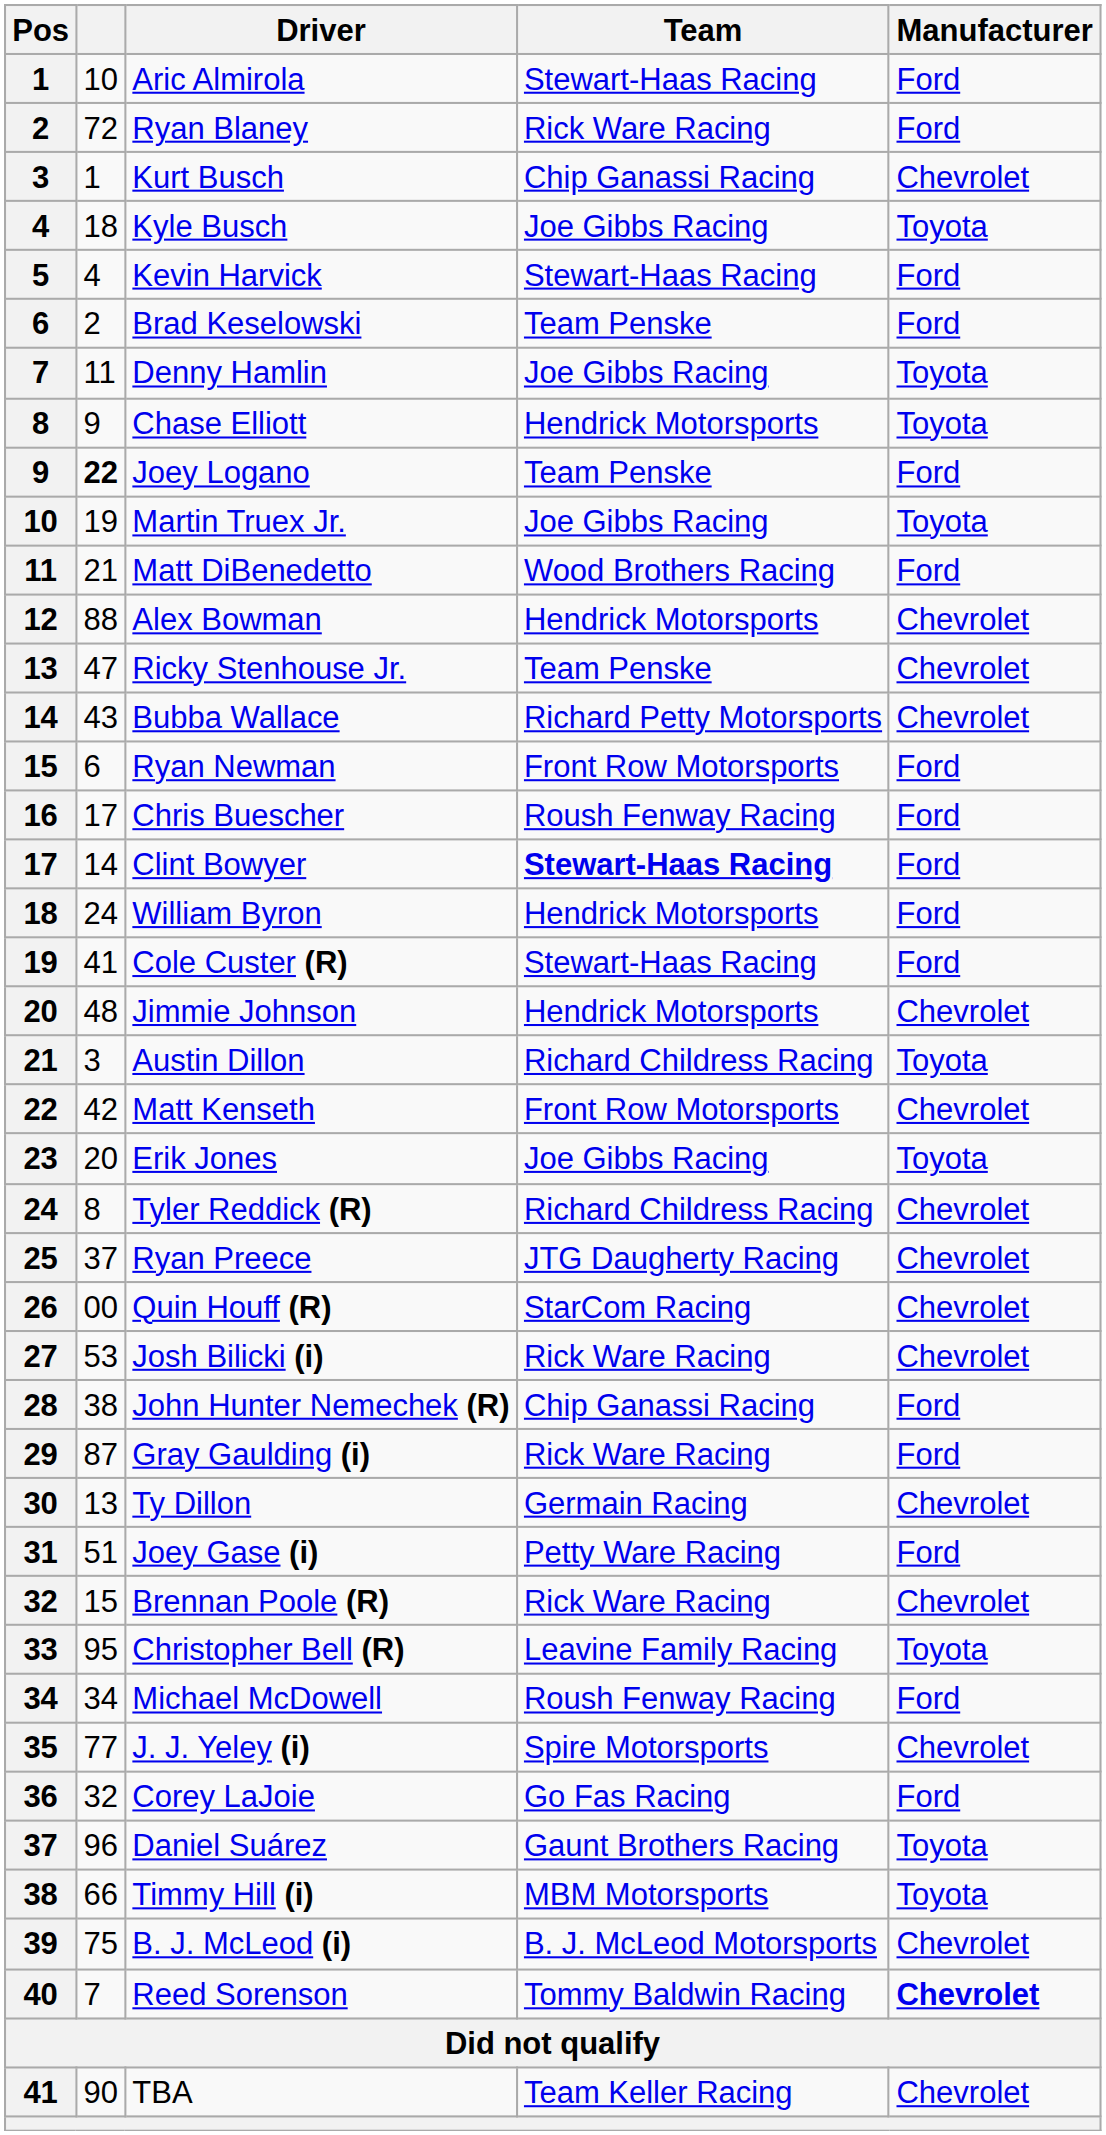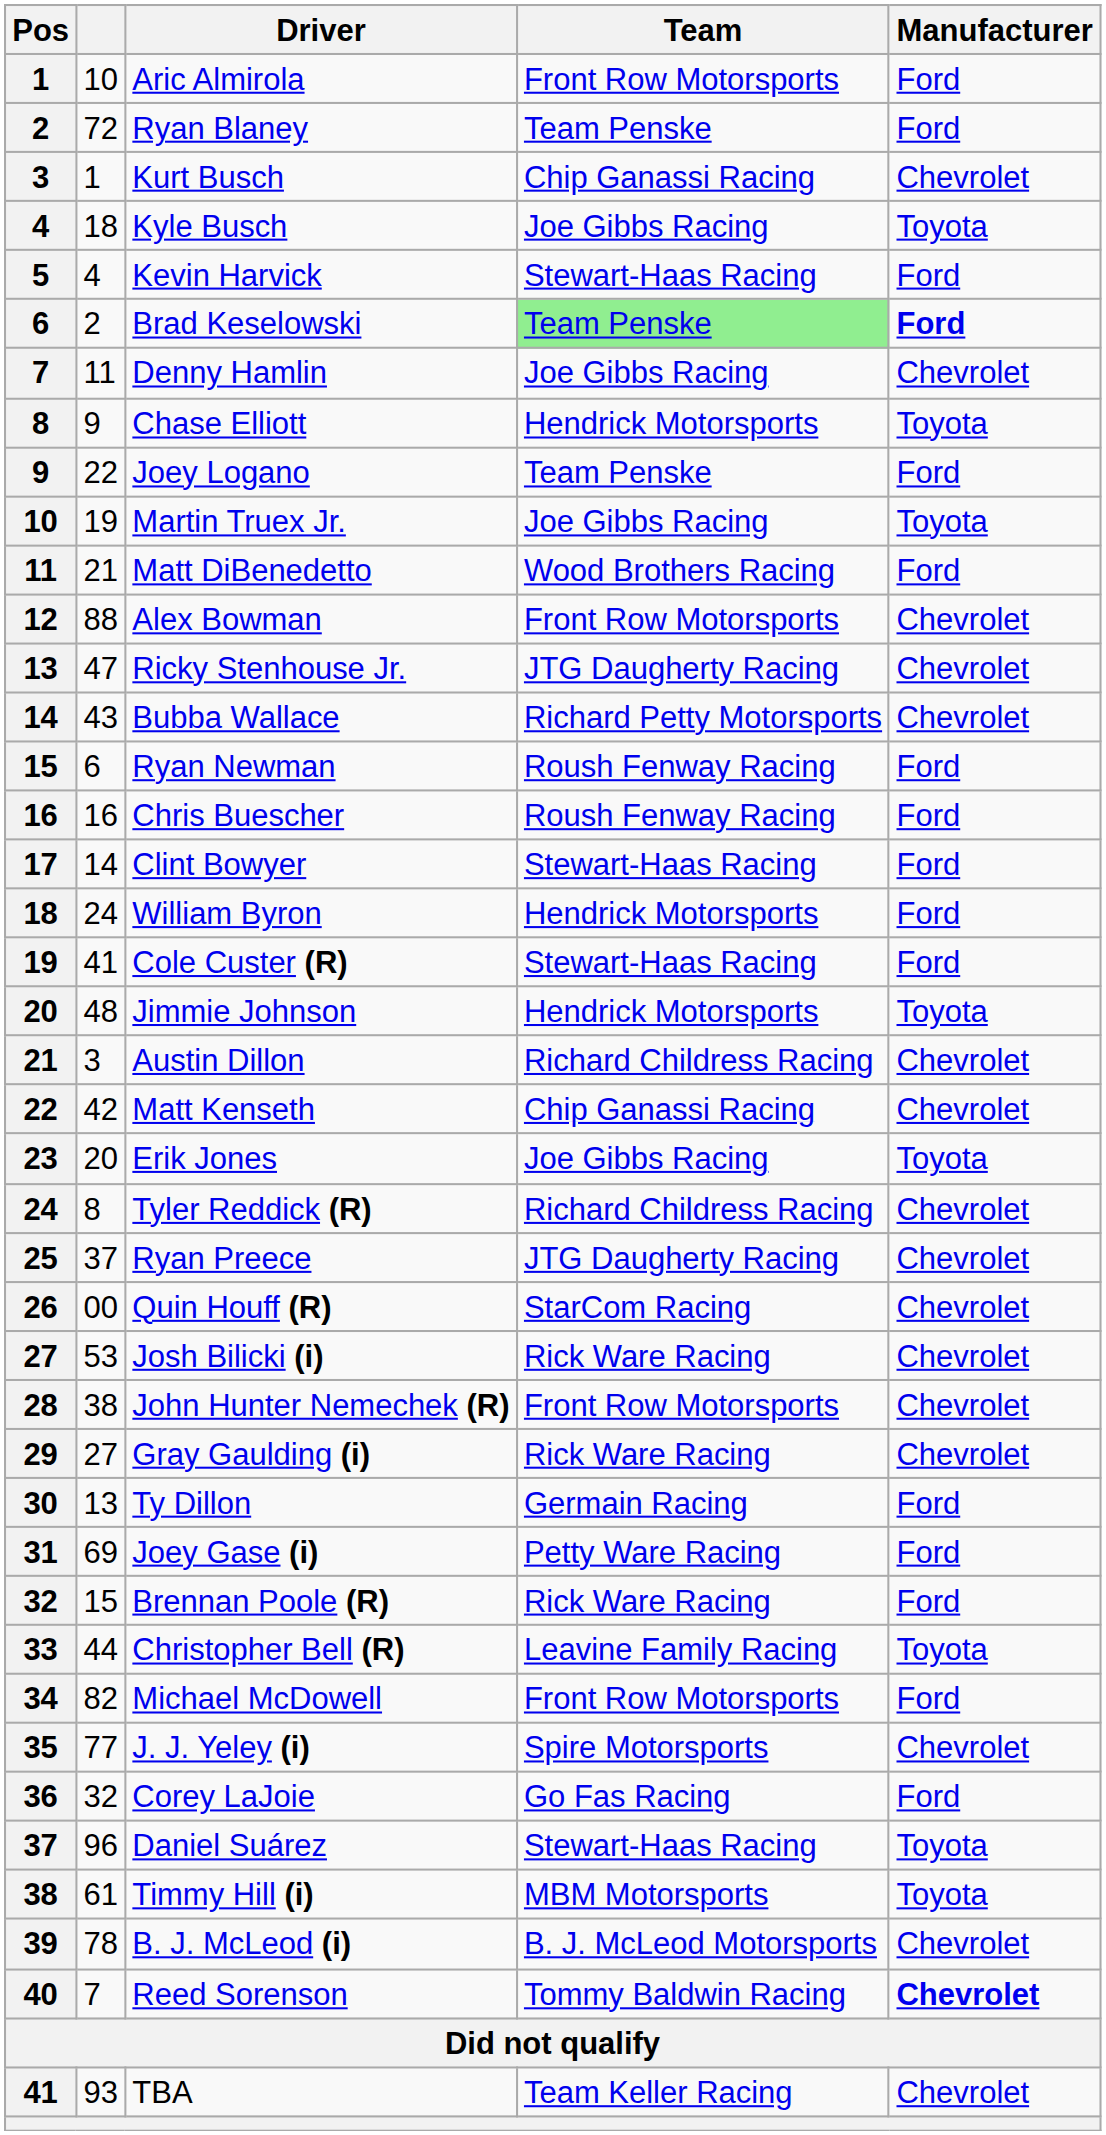(670, 79) Stewart-Haas Racing -> (681, 79) Front Row Motorsports
(647, 128) Rick Ware Racing -> (618, 128) Team Penske
(618, 324) no background -> (618, 324) lightgreen background
(928, 324) normal -> (931, 324) bold
(942, 373) Toyota -> (963, 373) Chevrolet
(101, 472) bold -> (101, 472) normal
(671, 619) Hendrick Motorsports -> (681, 619) Front Row Motorsports
(618, 668) Team Penske -> (682, 668) JTG Daugherty Racing
(681, 766) Front Row Motorsports -> (680, 766) Roush Fenway Racing
(101, 815) 17 -> (101, 815) 16
(678, 864) bold -> (670, 864) normal
(963, 1012) Chevrolet -> (942, 1012) Toyota
(942, 1061) Toyota -> (963, 1061) Chevrolet
(681, 1110) Front Row Motorsports -> (669, 1110) Chip Ganassi Racing
(669, 1404) Chip Ganassi Racing -> (681, 1404) Front Row Motorsports
(928, 1404) Ford -> (963, 1404) Chevrolet
(101, 1453) 87 -> (101, 1453) 27
(928, 1453) Ford -> (963, 1453) Chevrolet
(963, 1502) Chevrolet -> (928, 1502) Ford
(101, 1551) 51 -> (101, 1551) 69
(963, 1601) Chevrolet -> (928, 1601) Ford
(101, 1650) 95 -> (101, 1650) 44
(101, 1699) 34 -> (101, 1699) 82
(680, 1699) Roush Fenway Racing -> (681, 1699) Front Row Motorsports
(682, 1846) Gaunt Brothers Racing -> (670, 1846) Stewart-Haas Racing
(101, 1895) 66 -> (101, 1895) 61
(101, 1944) 75 -> (101, 1944) 78
(101, 2091) 90 -> (101, 2091) 93
